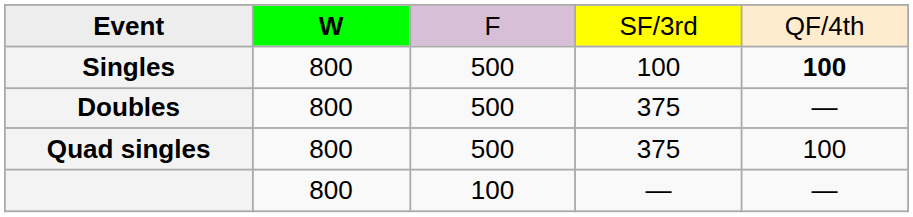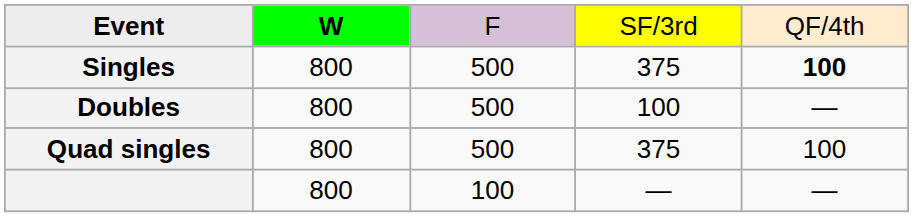(659, 67) 100 -> (659, 67) 375
(659, 108) 375 -> (659, 108) 100
